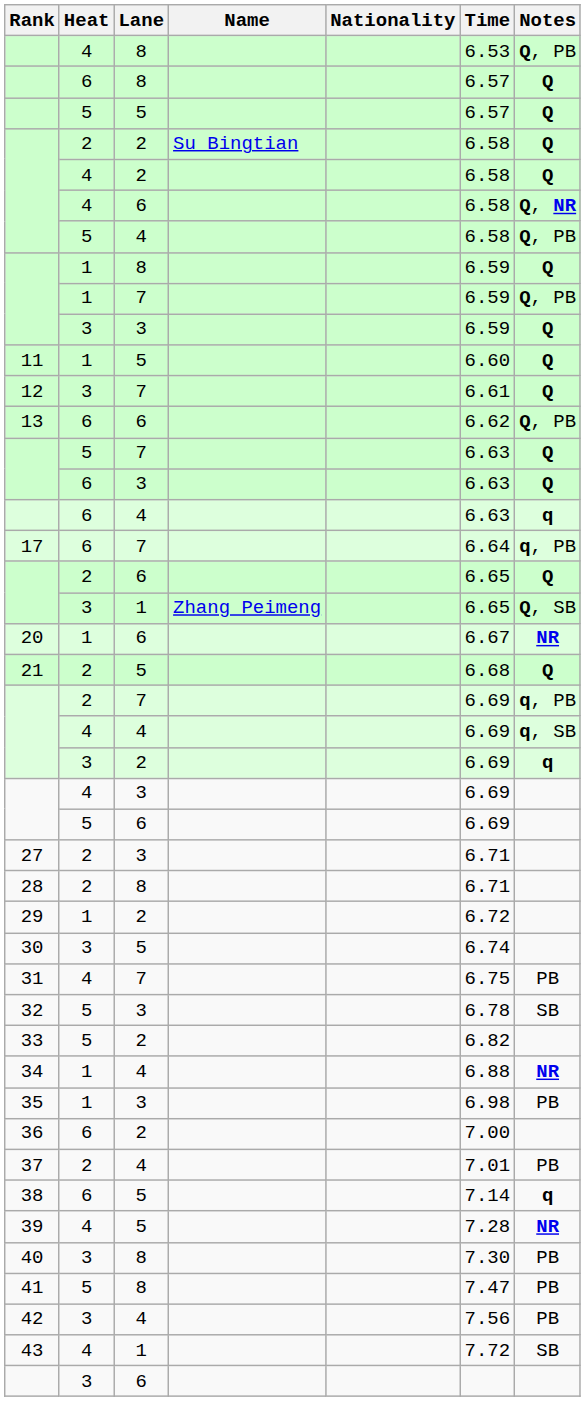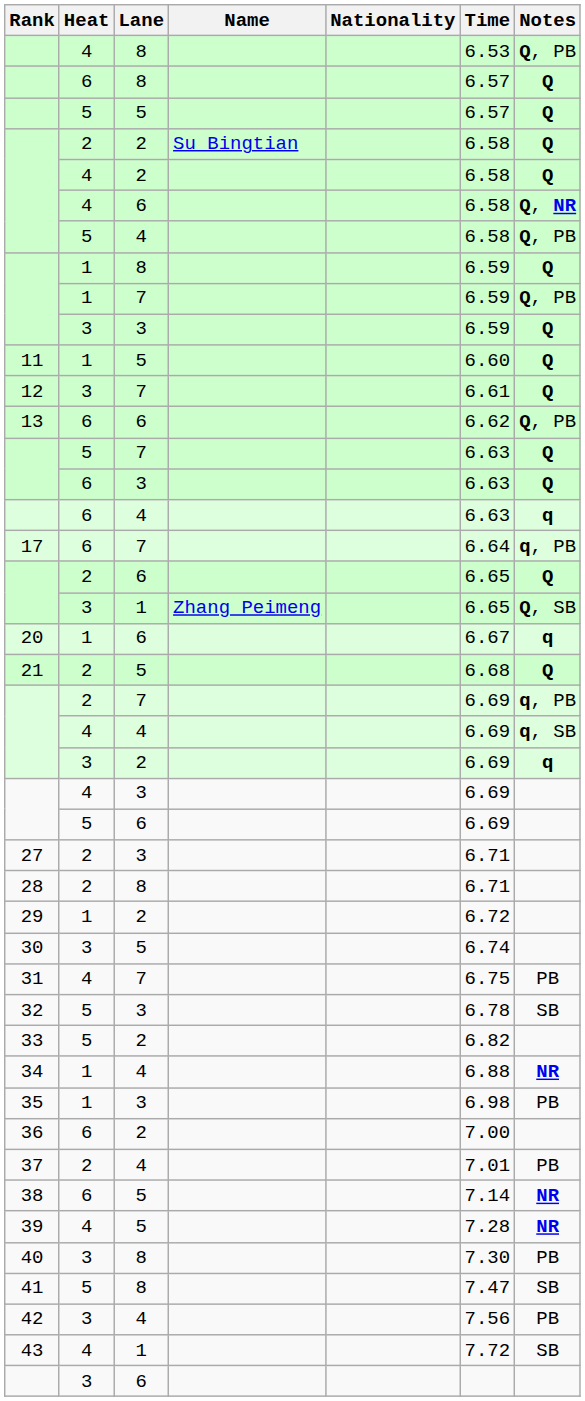(548, 639) NR -> (548, 639) q
(548, 1196) q -> (548, 1196) NR
(548, 1288) PB -> (548, 1288) SB
